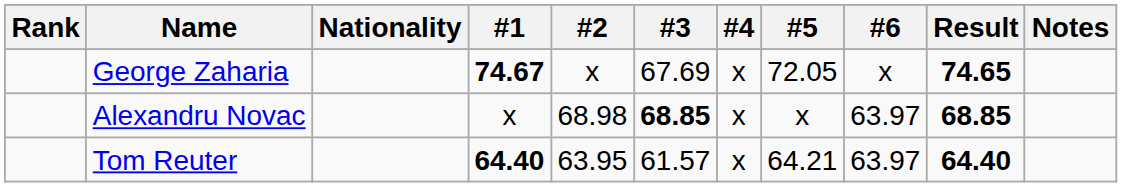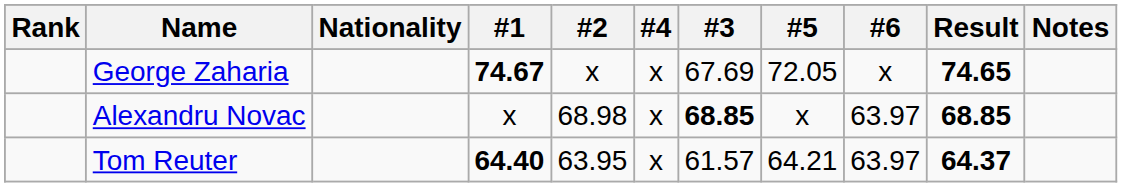columns swapped: (675, 27) <-> (739, 27)
(976, 160) 64.40 -> (976, 160) 64.37
